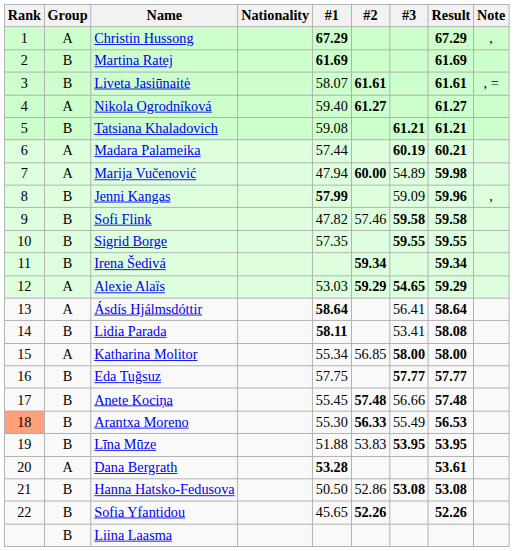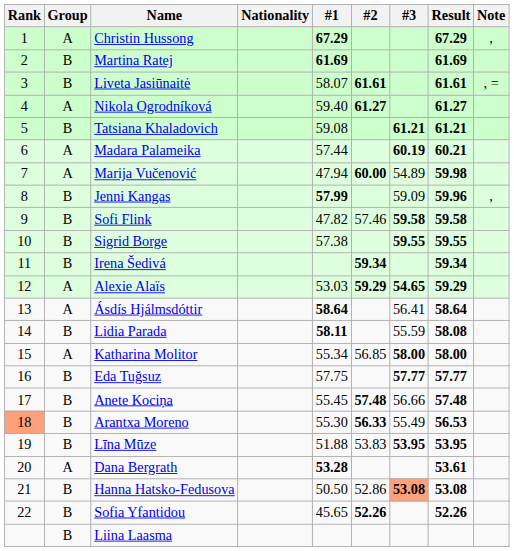(332, 241) 57.35 -> (332, 241) 57.38
(409, 331) 53.41 -> (409, 331) 55.59
(409, 490) no background -> (409, 490) lightsalmon background
